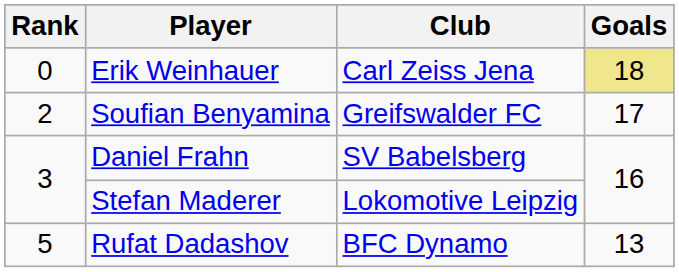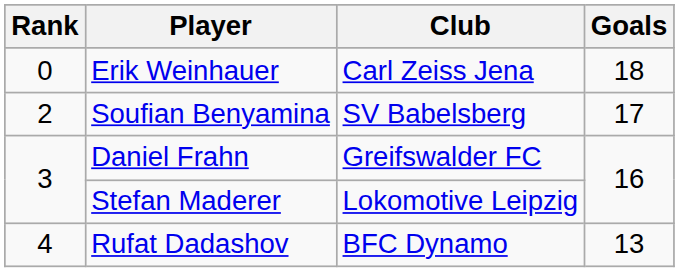(629, 69) khaki background -> (629, 69) no background
(442, 113) Greifswalder FC -> (434, 113) SV Babelsberg
(434, 157) SV Babelsberg -> (442, 157) Greifswalder FC
(45, 244) 5 -> (45, 244) 4
